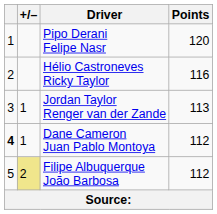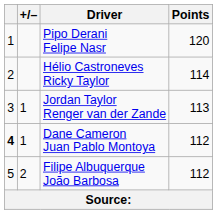(200, 74) 116 -> (200, 74) 114
(23, 174) khaki background -> (23, 174) no background
